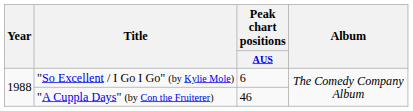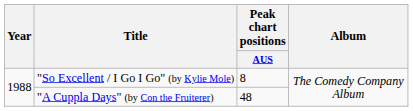(243, 77) 6 -> (243, 77) 8
(246, 97) 46 -> (246, 97) 48
